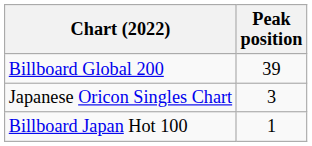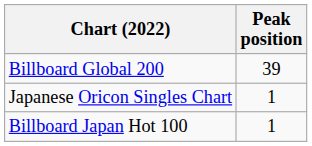(271, 97) 3 -> (271, 97) 1
